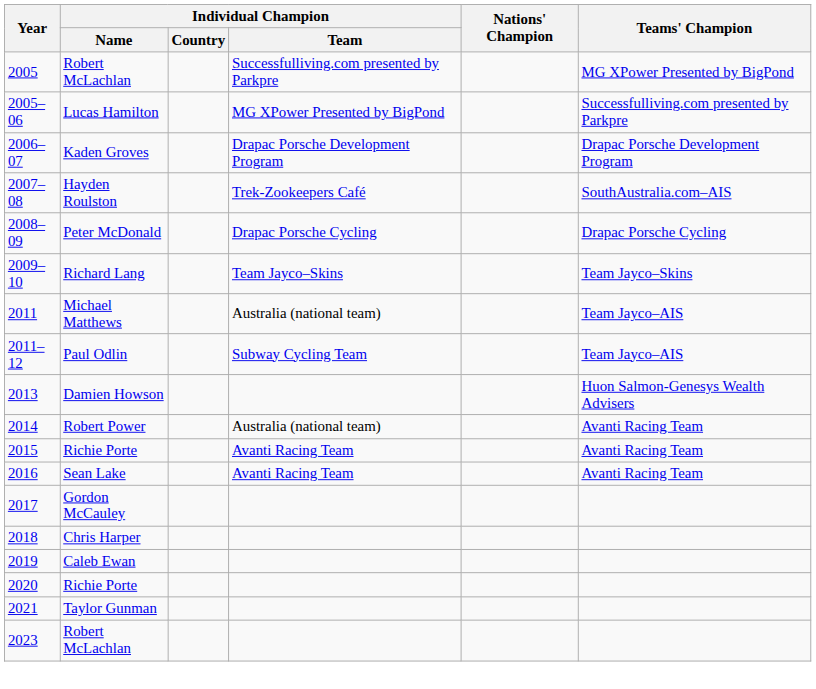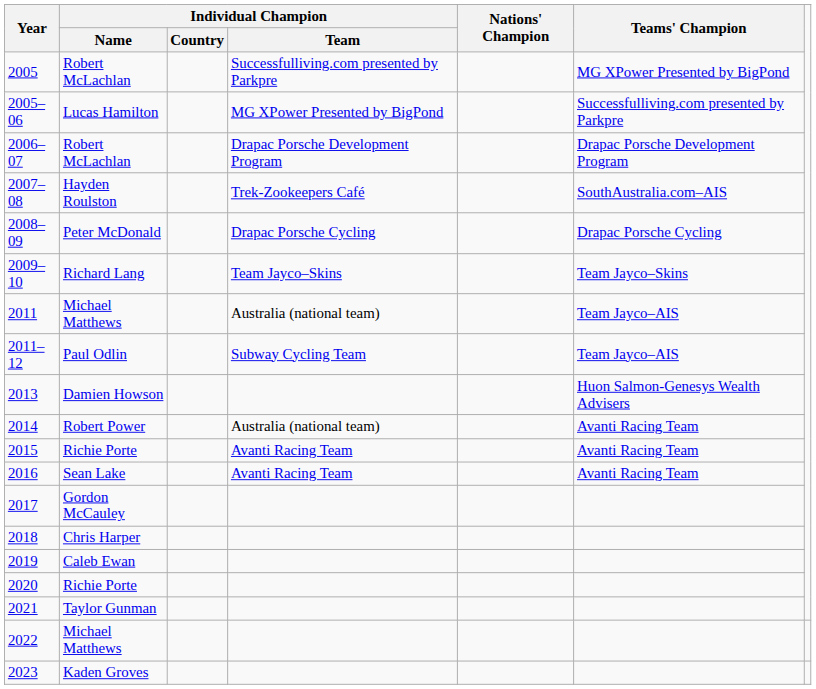(106, 152) Kaden Groves -> (97, 152) Robert McLachlan
+ row: (23, 640)
(97, 640) Robert McLachlan -> (106, 672) Kaden Groves
